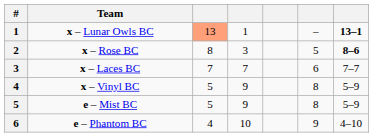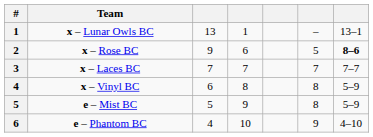(210, 32) lightsalmon background -> (210, 32) no background
(351, 32) bold -> (351, 32) normal
(210, 50) 8 -> (210, 50) 9
(245, 50) 3 -> (245, 50) 6
(316, 68) 6 -> (316, 68) 7
(210, 87) 5 -> (210, 87) 6
(245, 87) 9 -> (245, 87) 8
